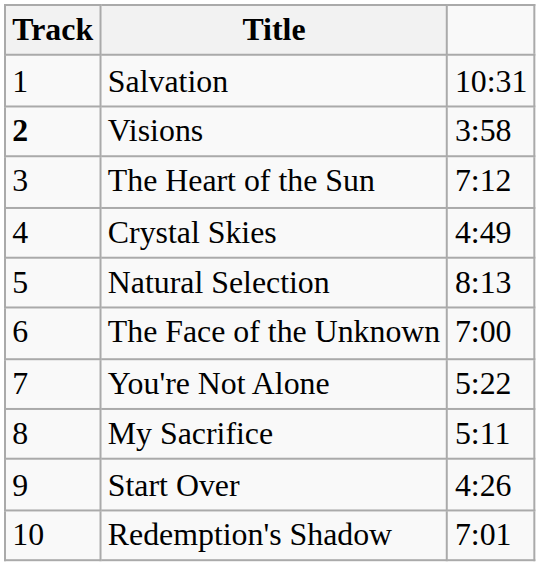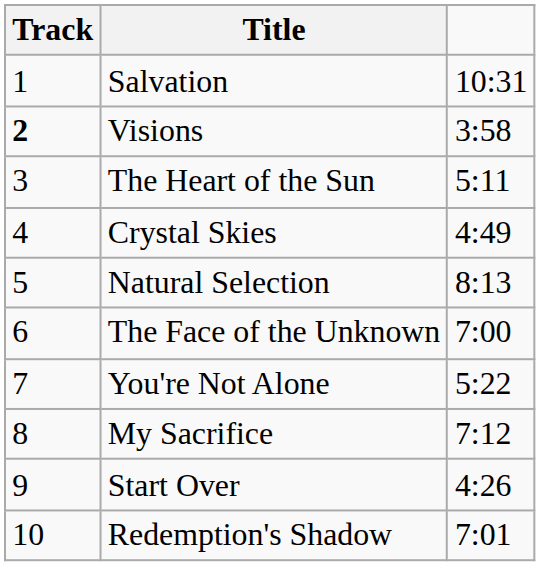(483, 181) 7:12 -> (483, 181) 5:11
(483, 433) 5:11 -> (483, 433) 7:12
